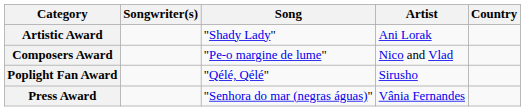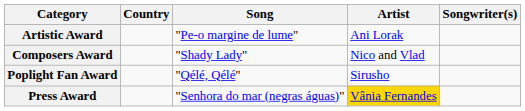columns swapped: (494, 14) <-> (161, 14)
(240, 34) "Shady Lady" -> (237, 34) "Pe-o margine de lume"
(265, 55) "Pe-o margine de lume" -> (211, 55) "Shady Lady"
(422, 95) no background -> (393, 95) gold background
